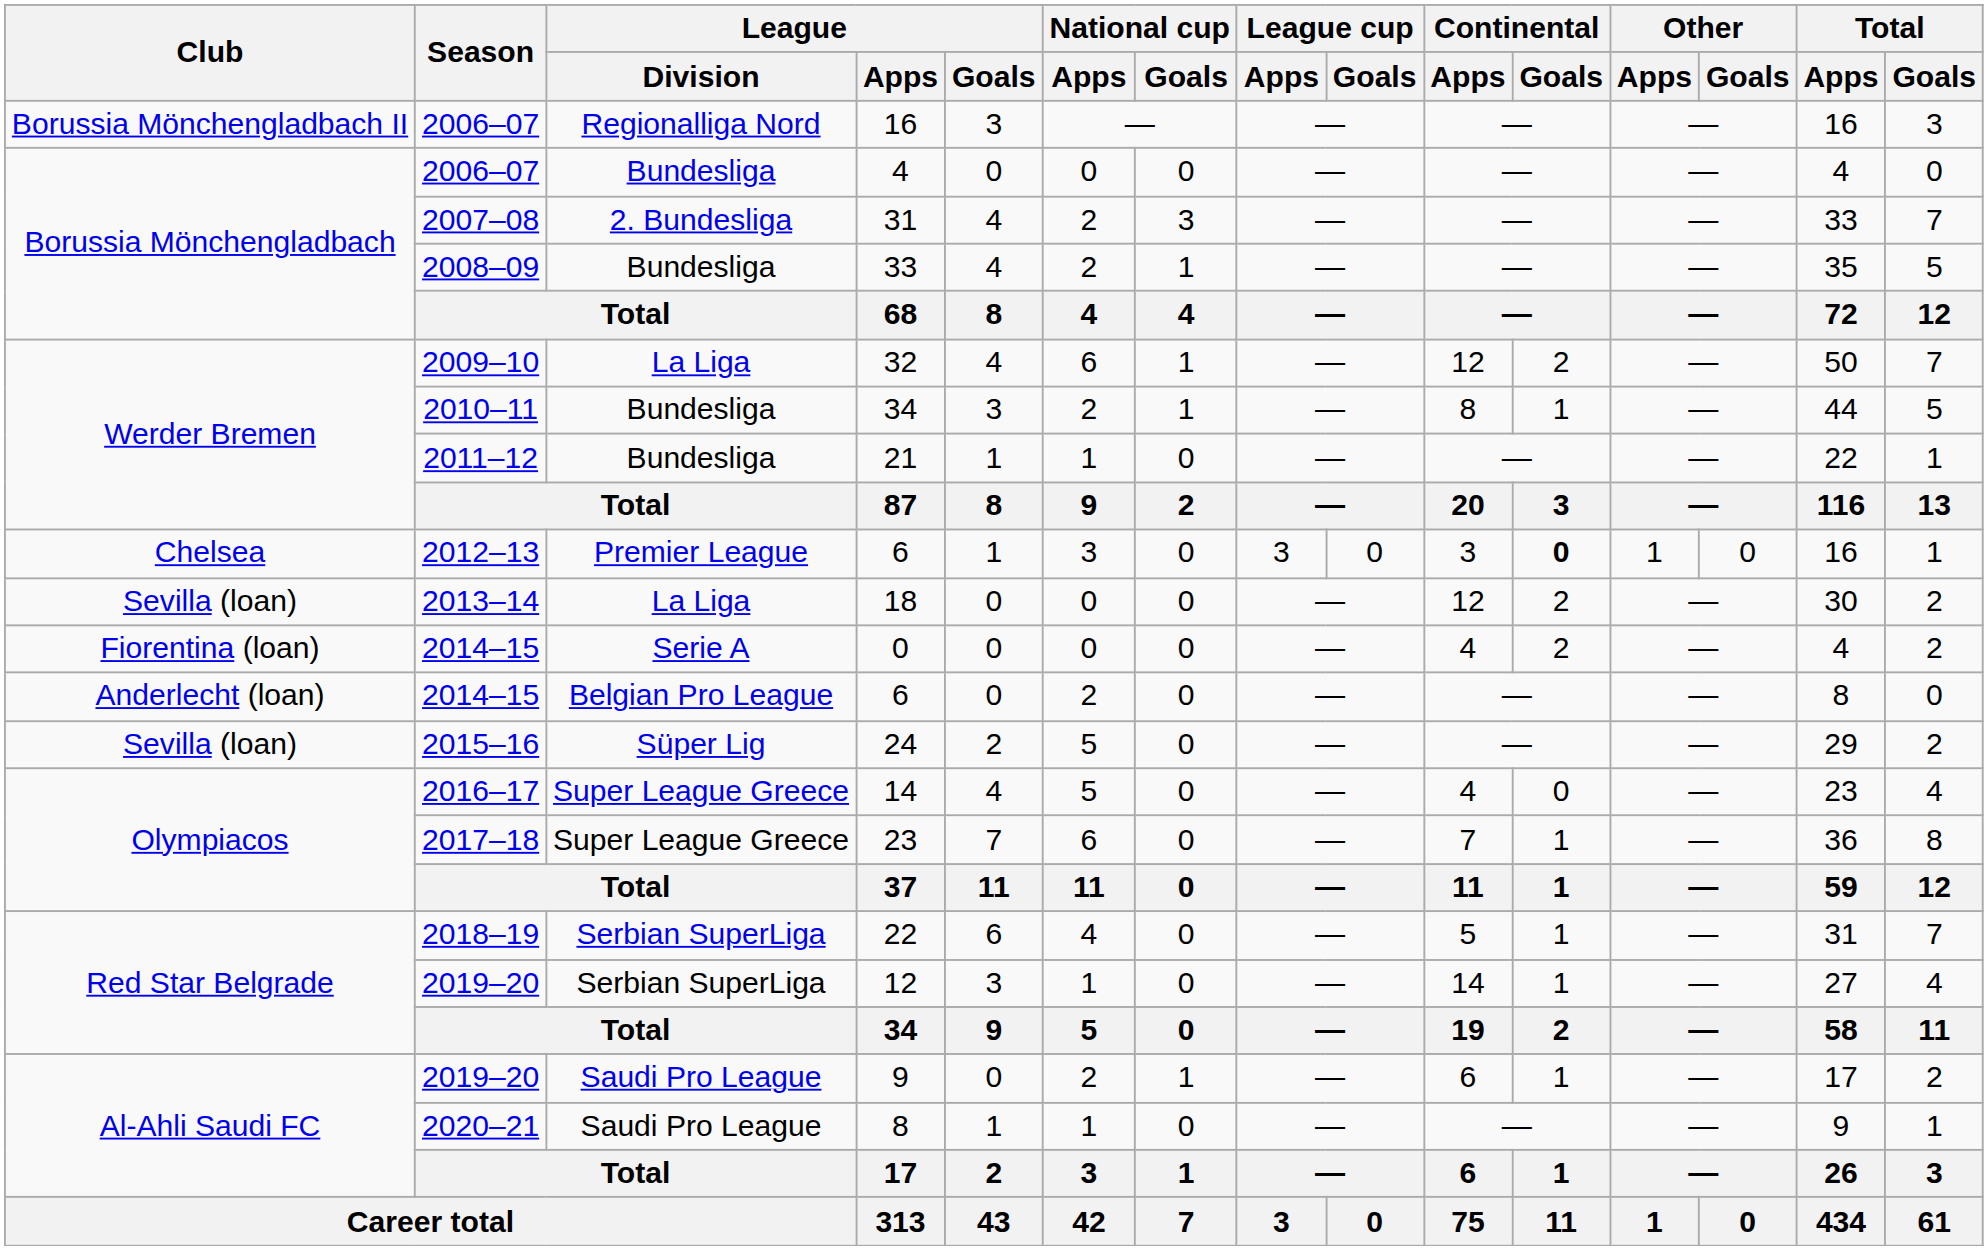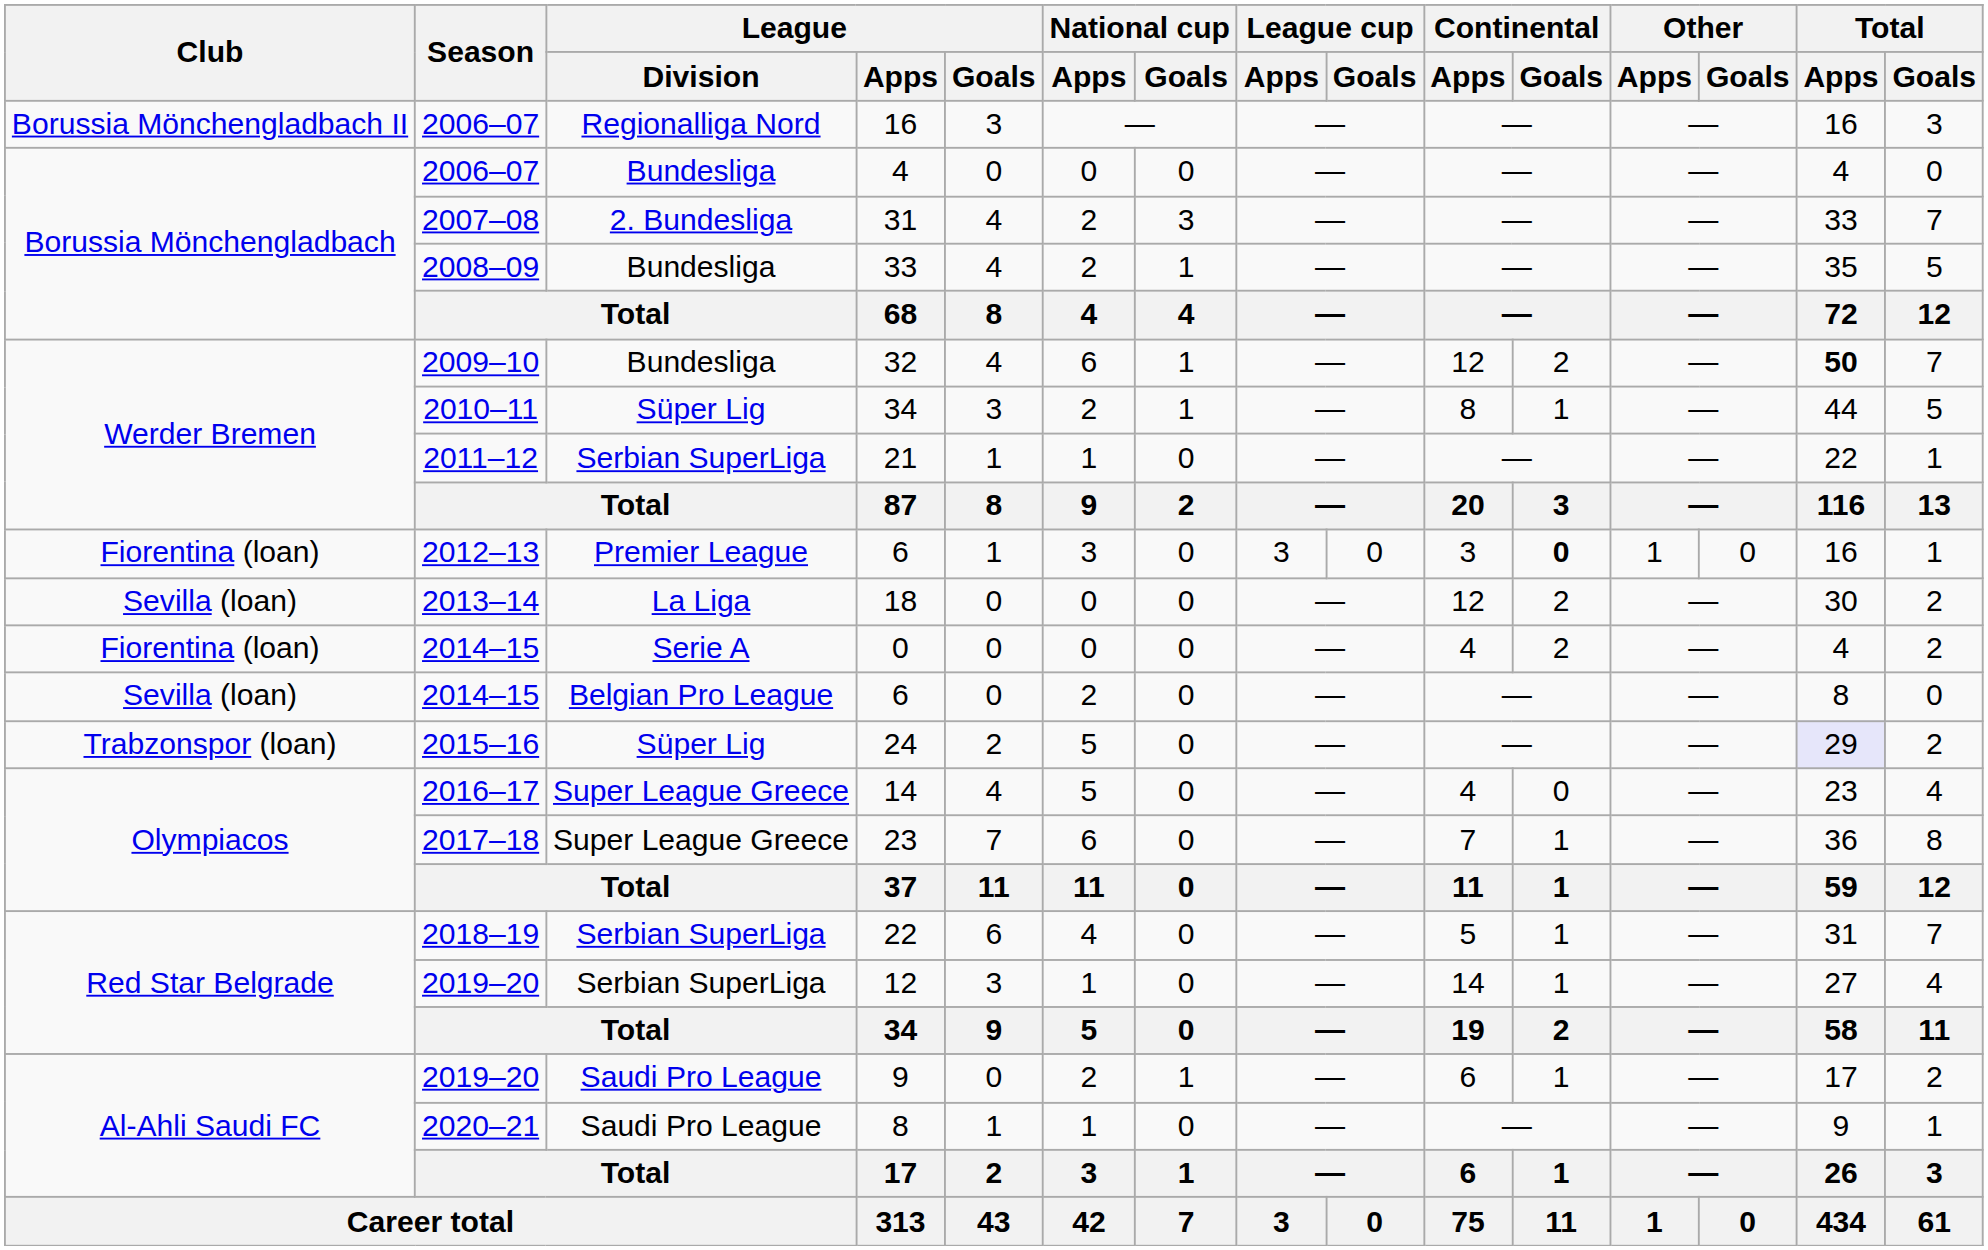(701, 362) La Liga -> (701, 362) Bundesliga
(1841, 362) normal -> (1841, 362) bold
(701, 409) Bundesliga -> (701, 409) Süper Lig
(701, 457) Bundesliga -> (701, 457) Serbian SuperLiga
(210, 553) Chelsea -> (210, 553) Fiorentina (loan)
(210, 696) Anderlecht (loan) -> (210, 696) Sevilla (loan)
(210, 743) Sevilla (loan) -> (210, 743) Trabzonspor (loan)
(1841, 743) no background -> (1841, 743) lavender background
